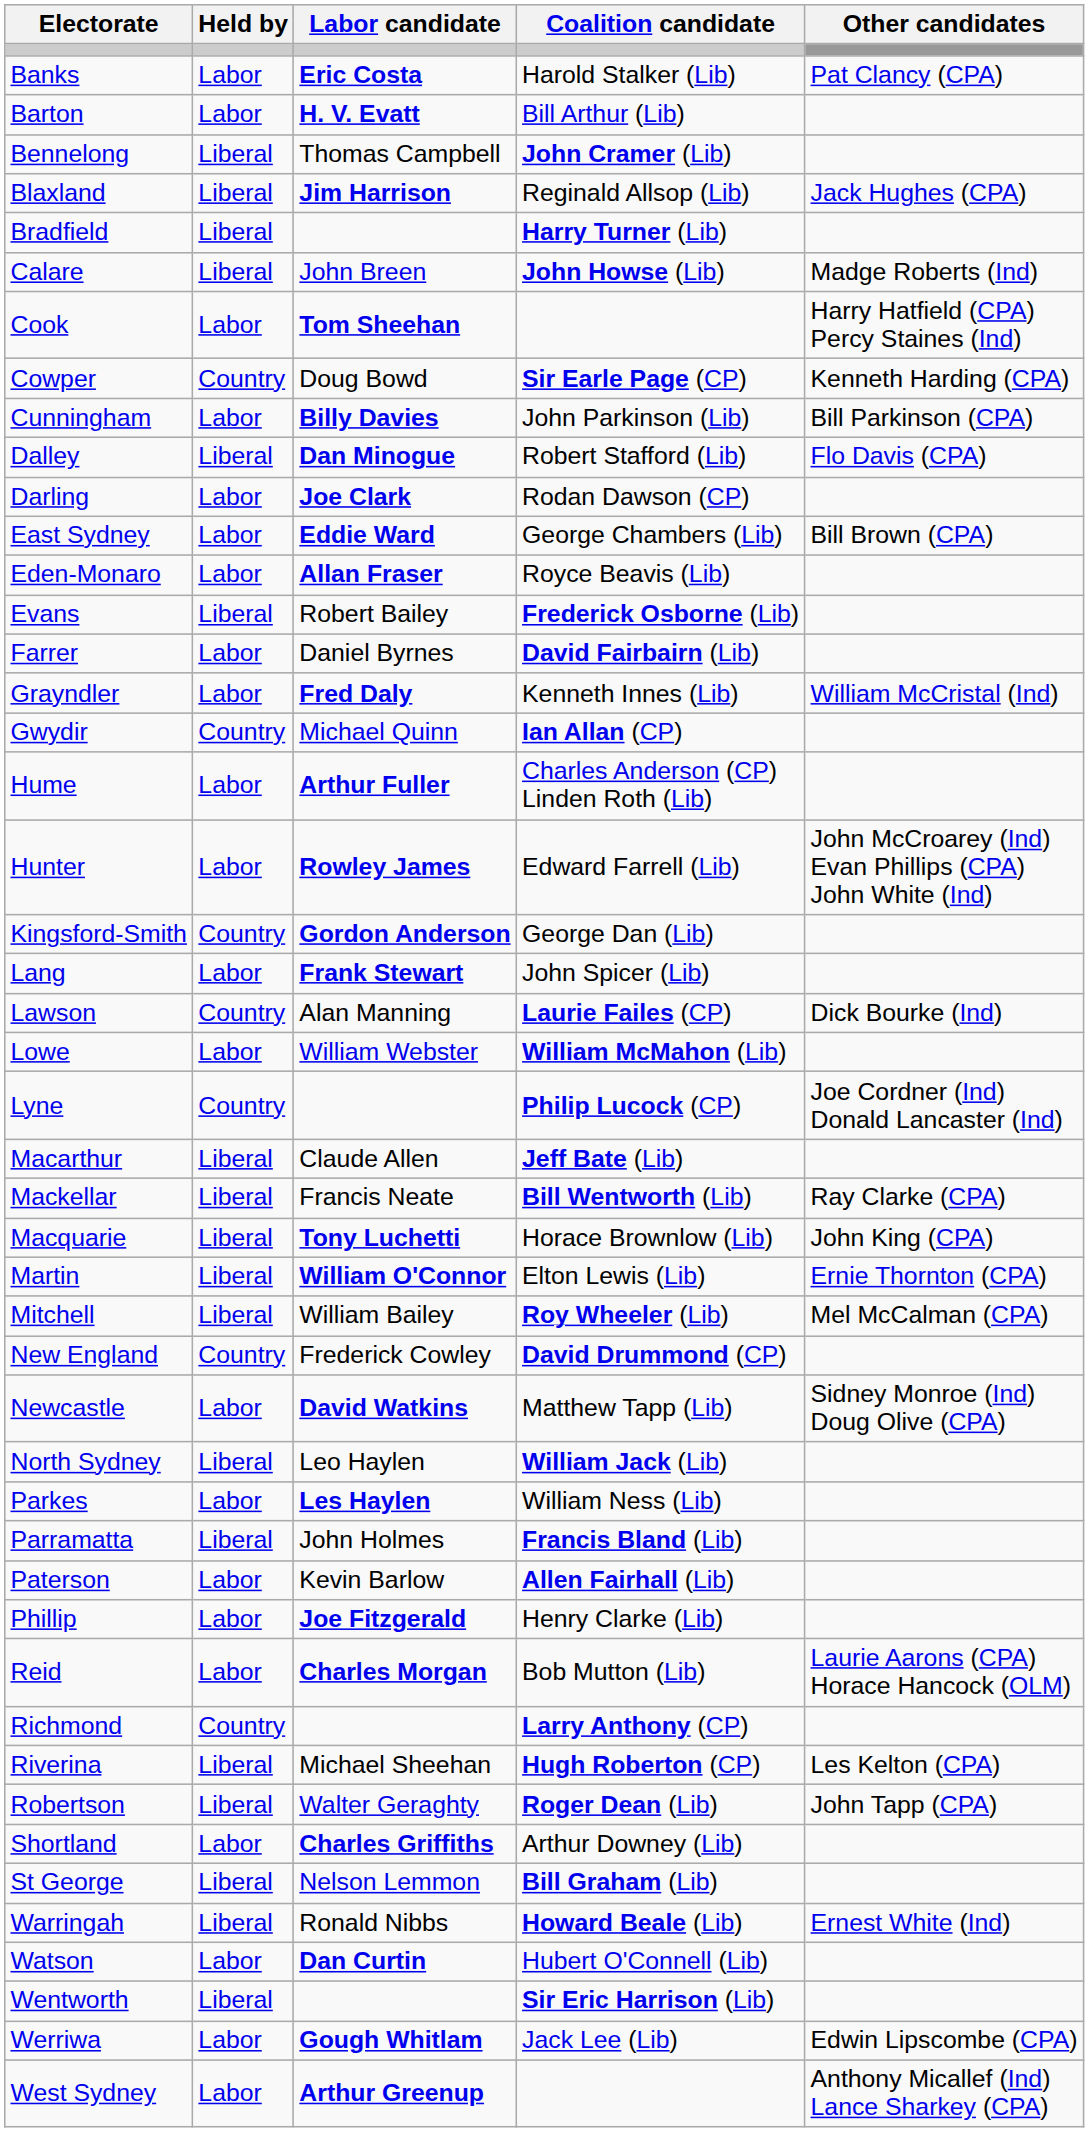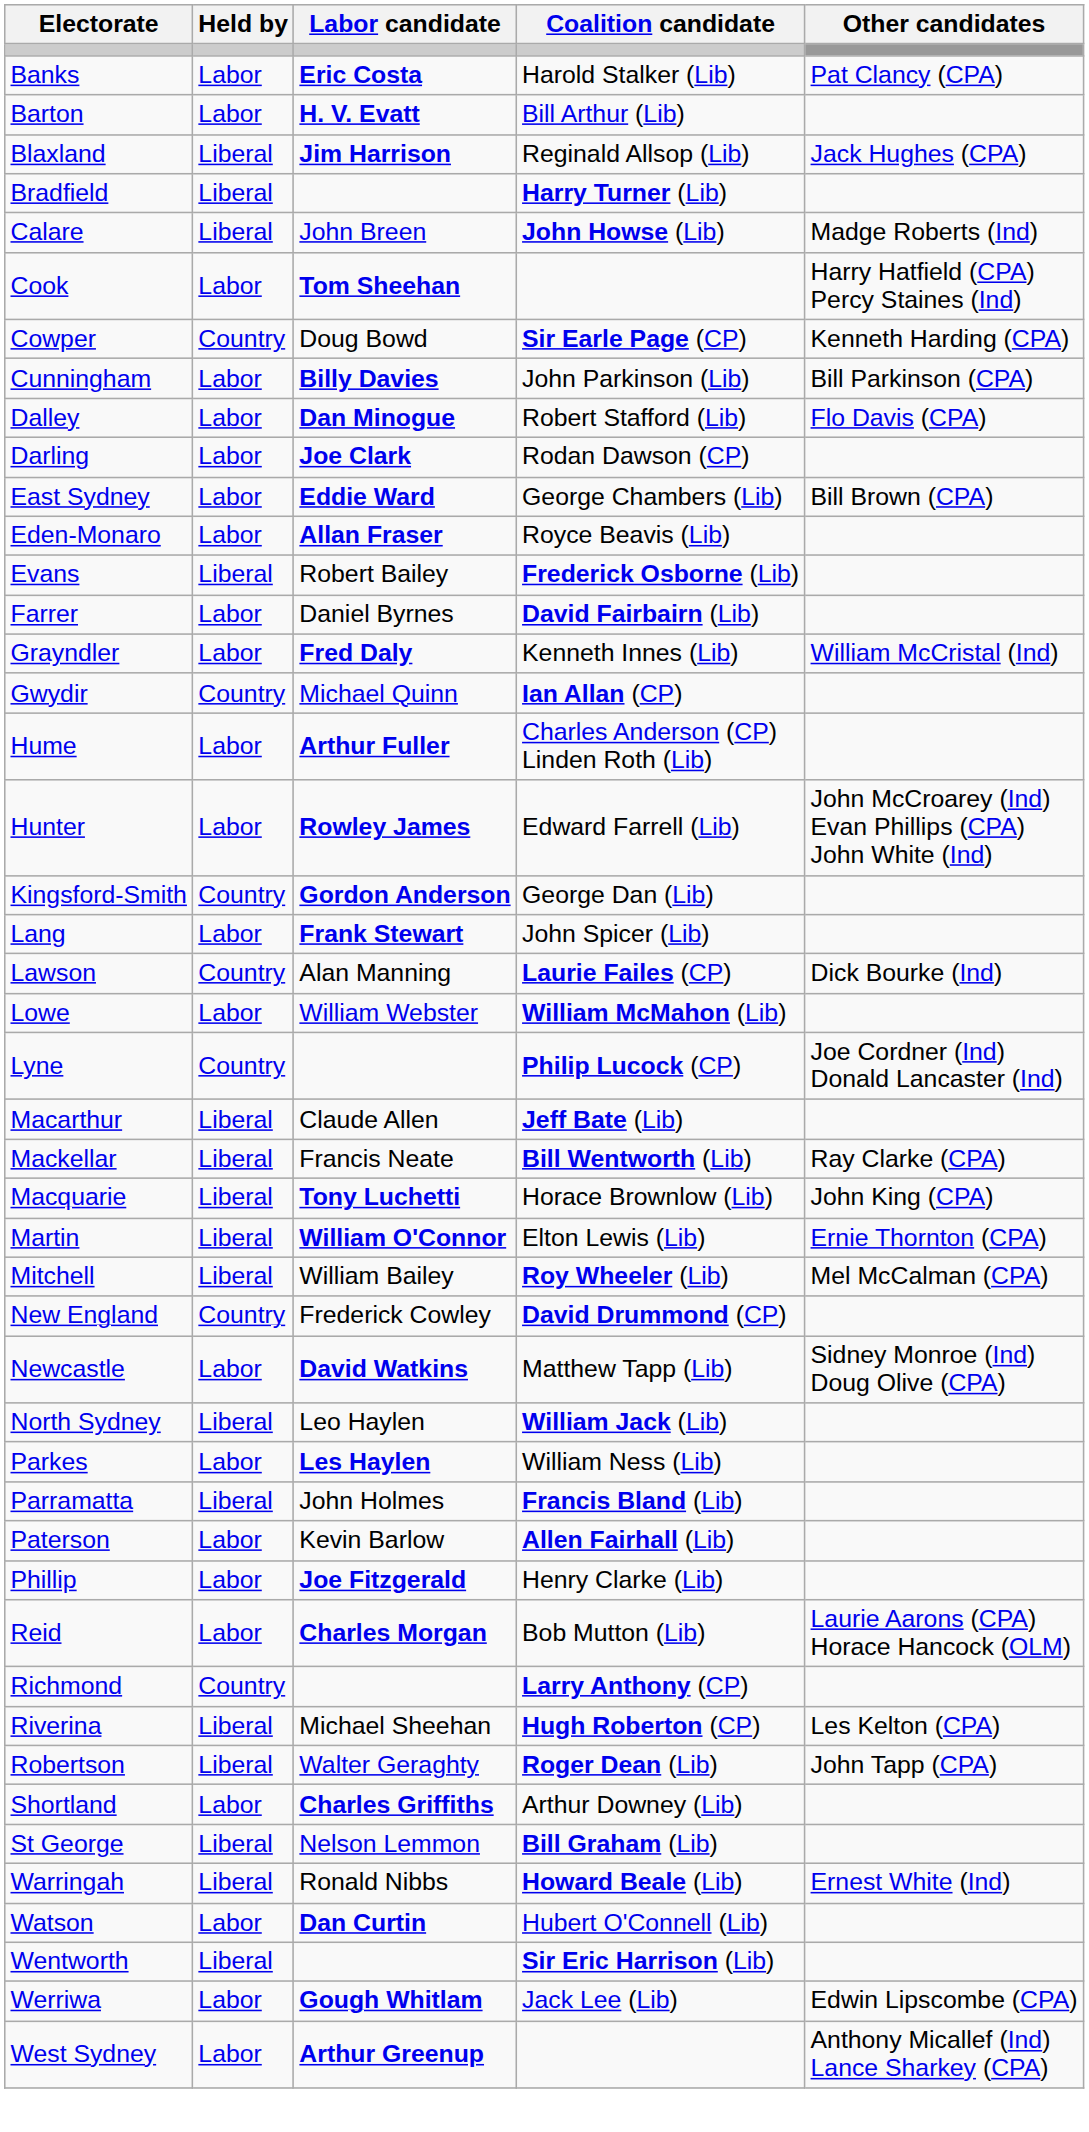- row: (70, 153)
(236, 456) Liberal -> (230, 417) Labor
